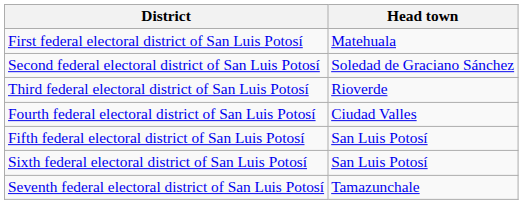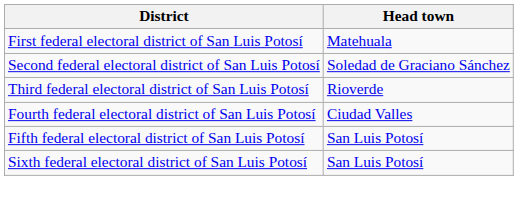- row: (166, 187)
